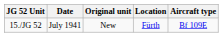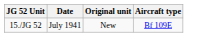- column: (151, 11)
